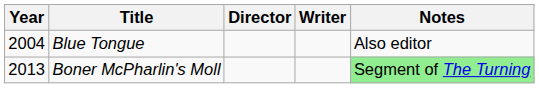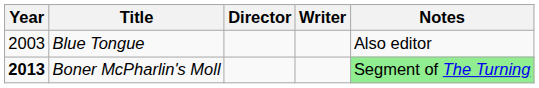(27, 43) 2004 -> (27, 43) 2003
(27, 69) normal -> (27, 69) bold
